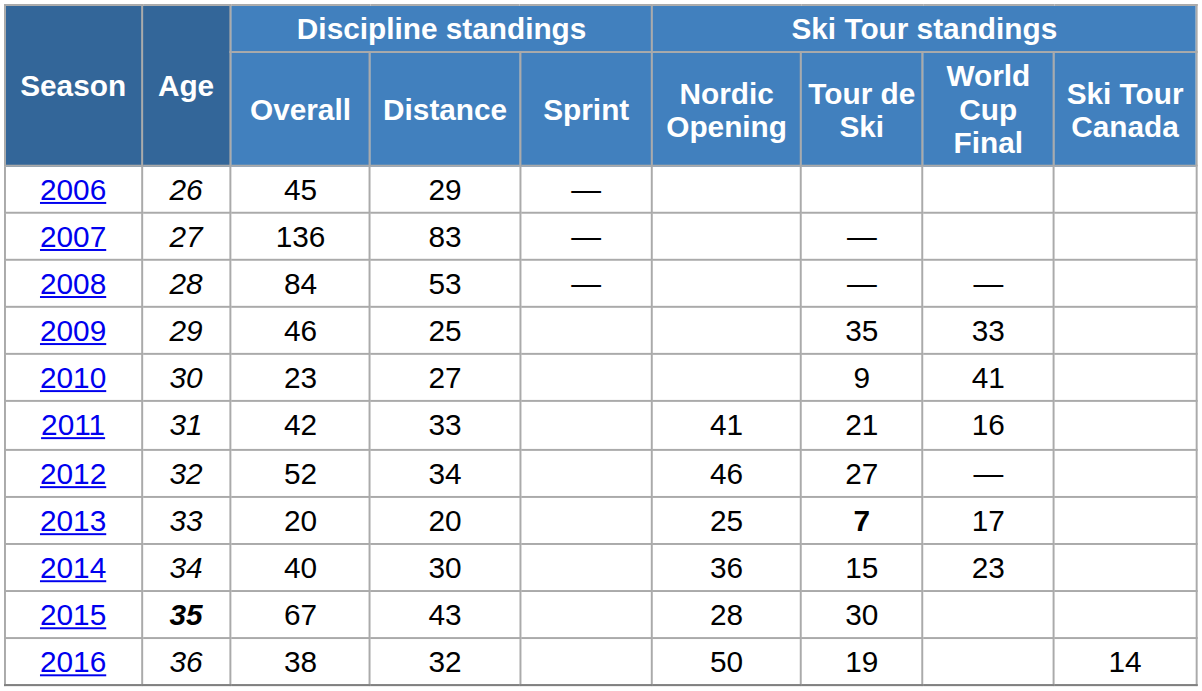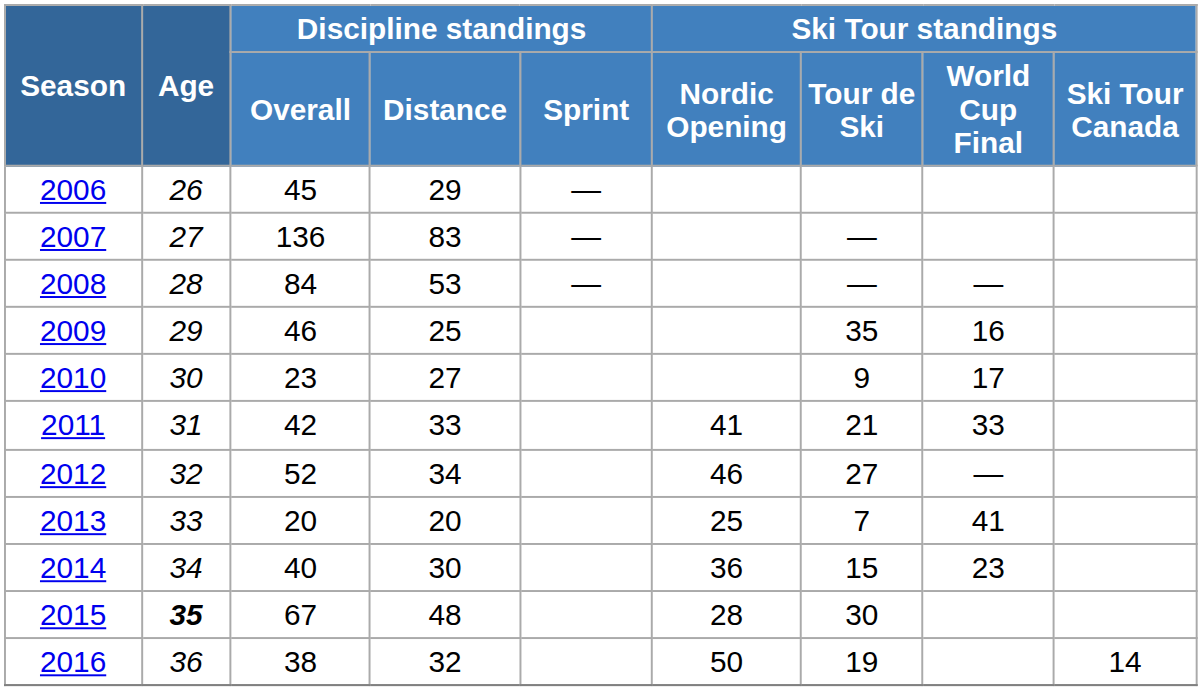(988, 331) 33 -> (988, 331) 16
(988, 378) 41 -> (988, 378) 17
(988, 426) 16 -> (988, 426) 33
(862, 520) bold -> (862, 520) normal
(988, 520) 17 -> (988, 520) 41
(445, 614) 43 -> (445, 614) 48
